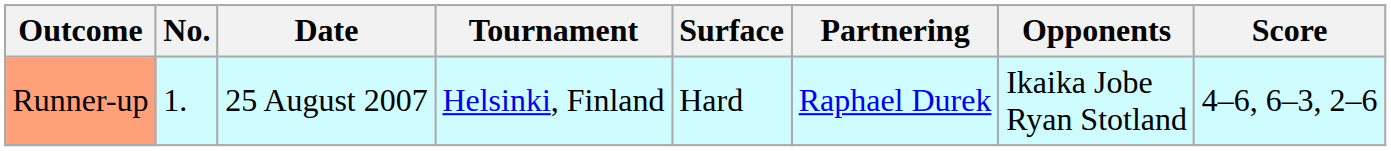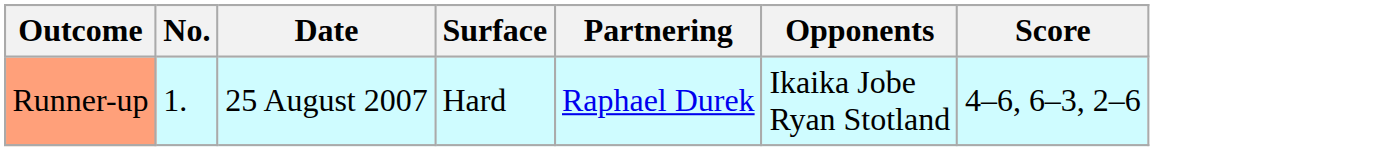- column: (553, 29)
